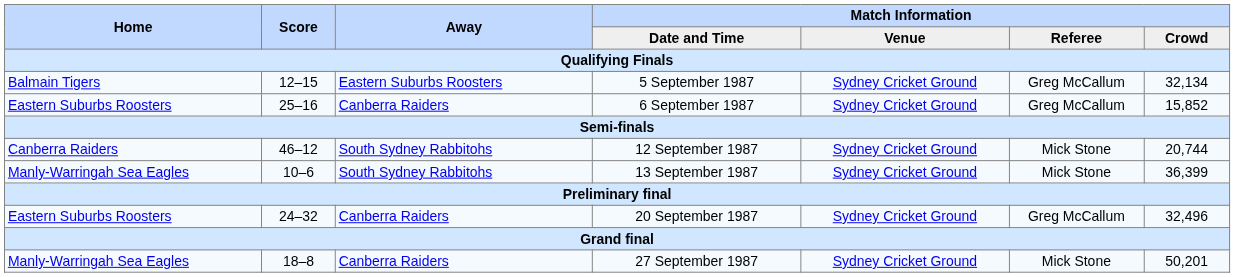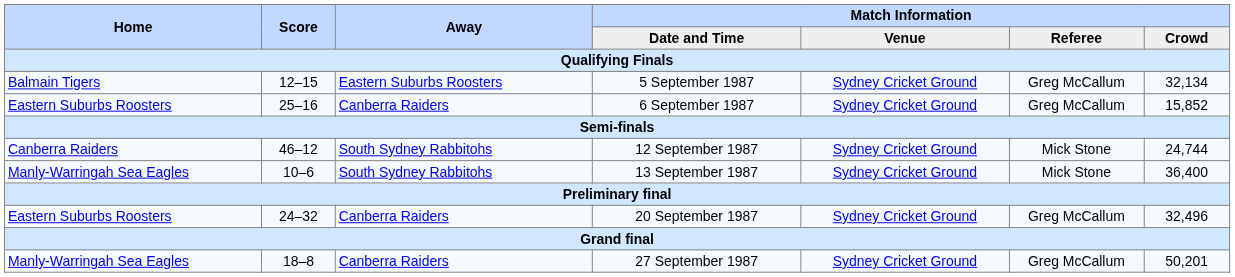(1187, 150) 20,744 -> (1187, 150) 24,744
(1187, 172) 36,399 -> (1187, 172) 36,400
(1076, 261) Mick Stone -> (1076, 261) Greg McCallum
